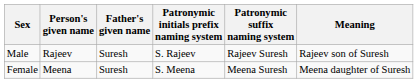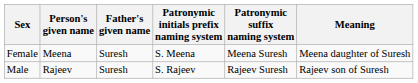rows swapped: (18, 53) <-> (22, 70)
